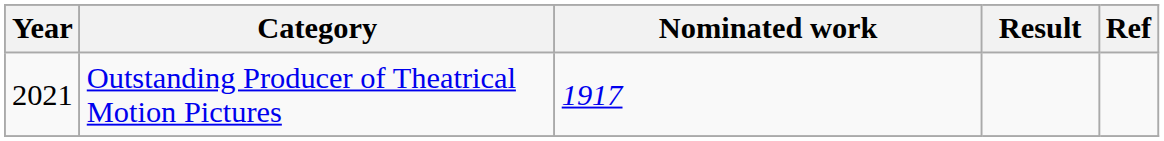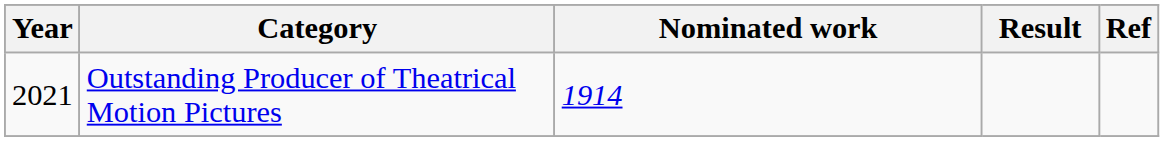(592, 93) 1917 -> (592, 93) 1914
